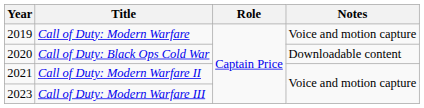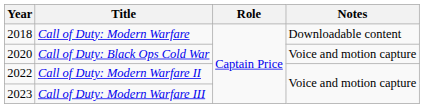(20, 34) 2019 -> (20, 34) 2018
(352, 34) Voice and motion capture -> (345, 34) Downloadable content
(345, 53) Downloadable content -> (352, 53) Voice and motion capture
(20, 73) 2021 -> (20, 73) 2022
